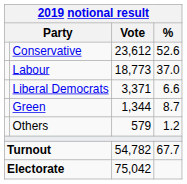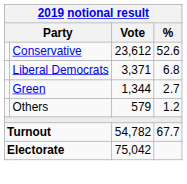- row: (31, 70)
(171, 88) 6.6 -> (171, 70) 6.8
(171, 107) 8.7 -> (171, 88) 2.7
